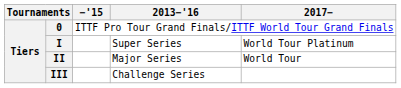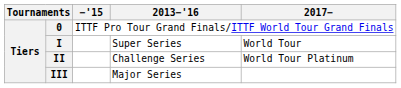(299, 44) World Tour Platinum -> (272, 44) World Tour
(147, 59) Major Series -> (159, 59) Challenge Series
(272, 59) World Tour -> (299, 59) World Tour Platinum
(159, 75) Challenge Series -> (147, 75) Major Series
